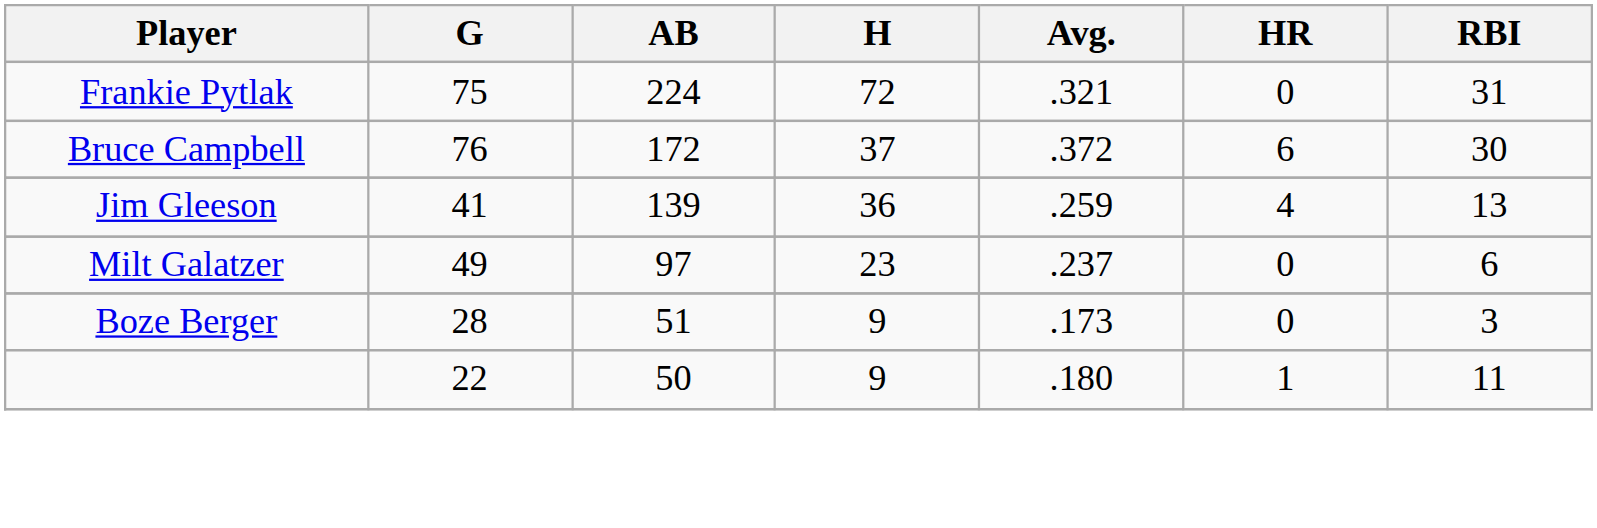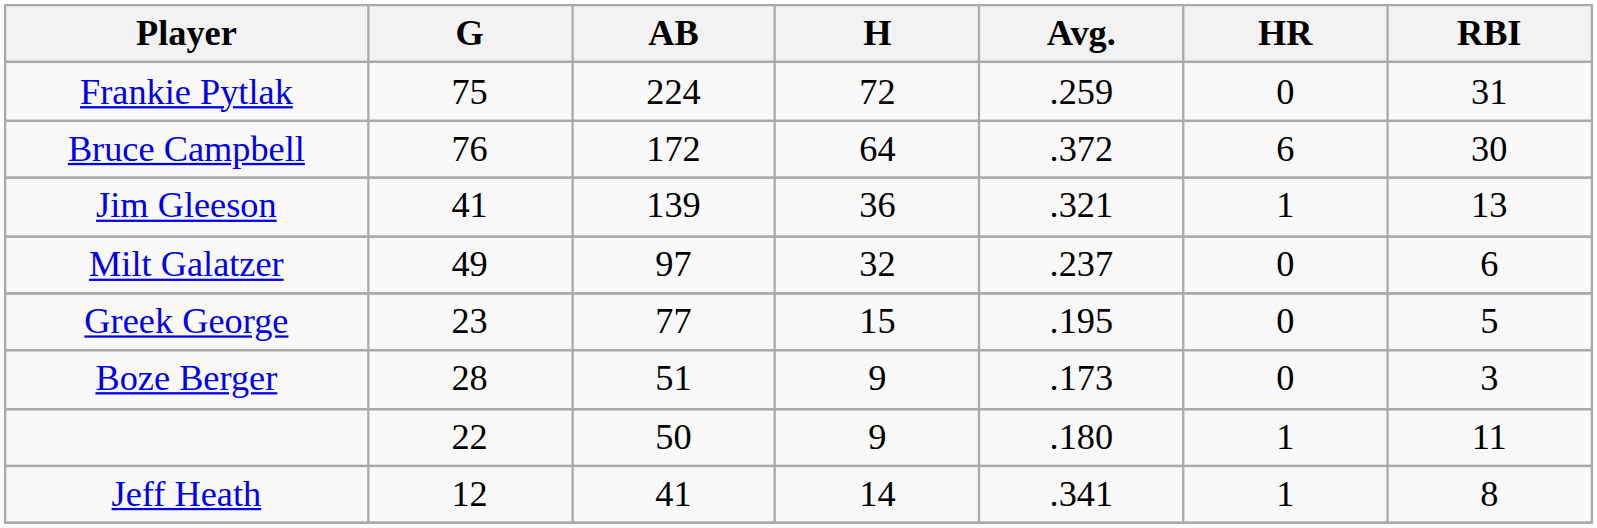(1081, 90) .321 -> (1081, 90) .259
(877, 148) 37 -> (877, 148) 64
(1081, 206) .259 -> (1081, 206) .321
(1285, 206) 4 -> (1285, 206) 1
(877, 263) 23 -> (877, 263) 32
+ row: (186, 321)
+ row: (186, 494)
